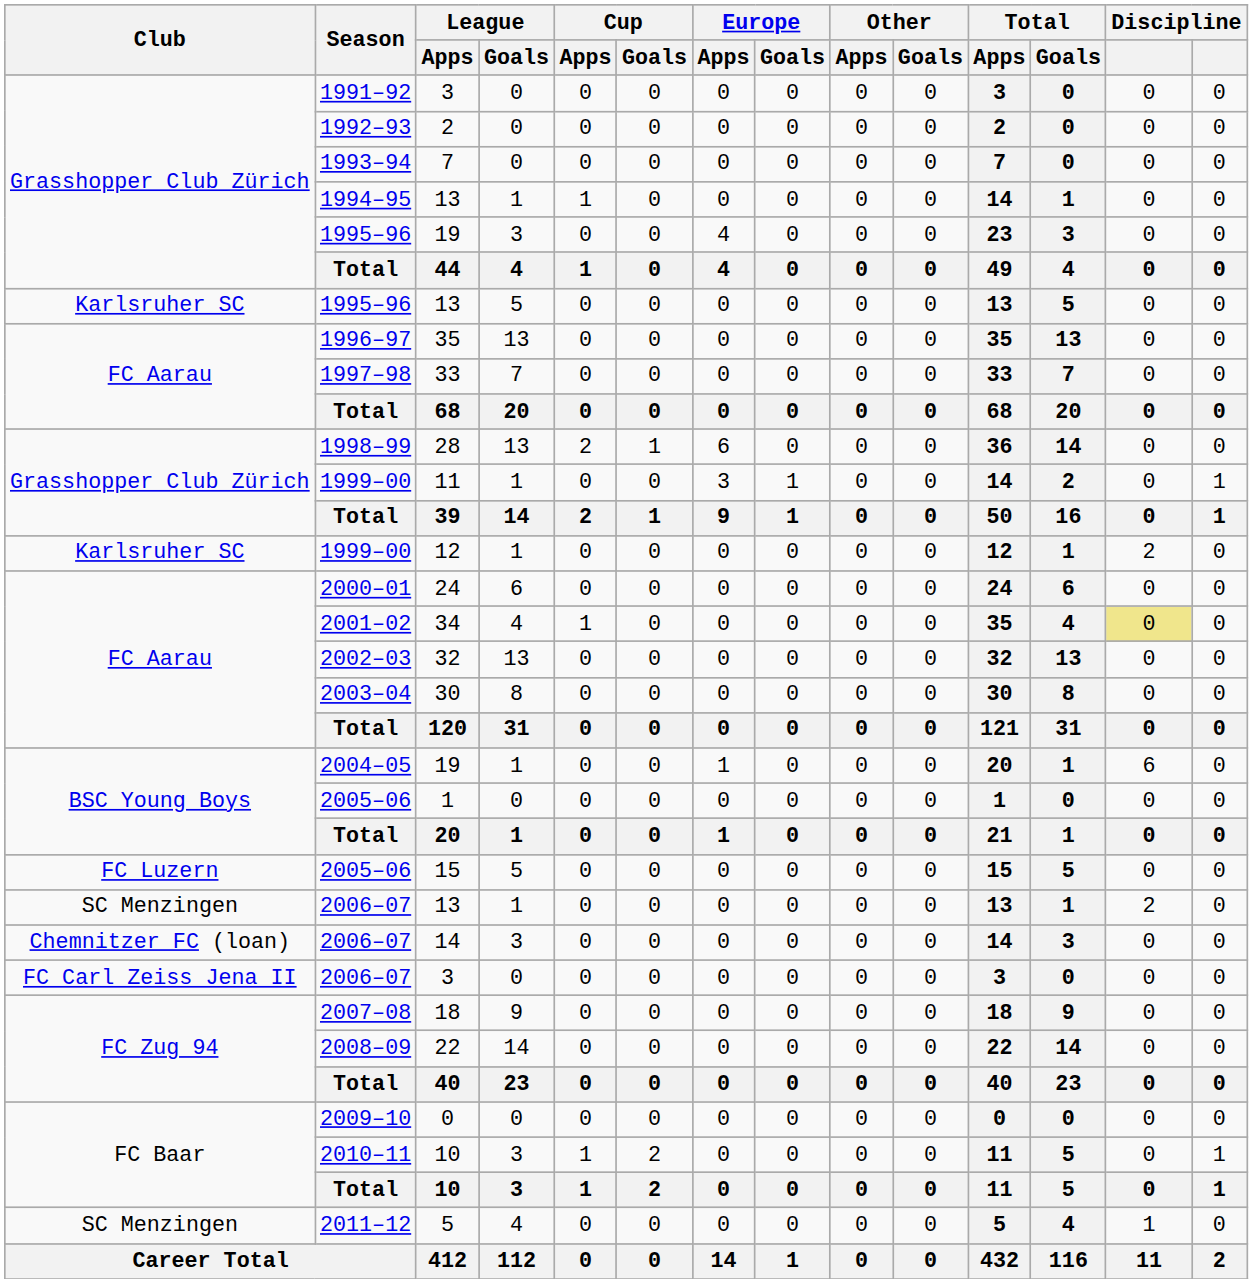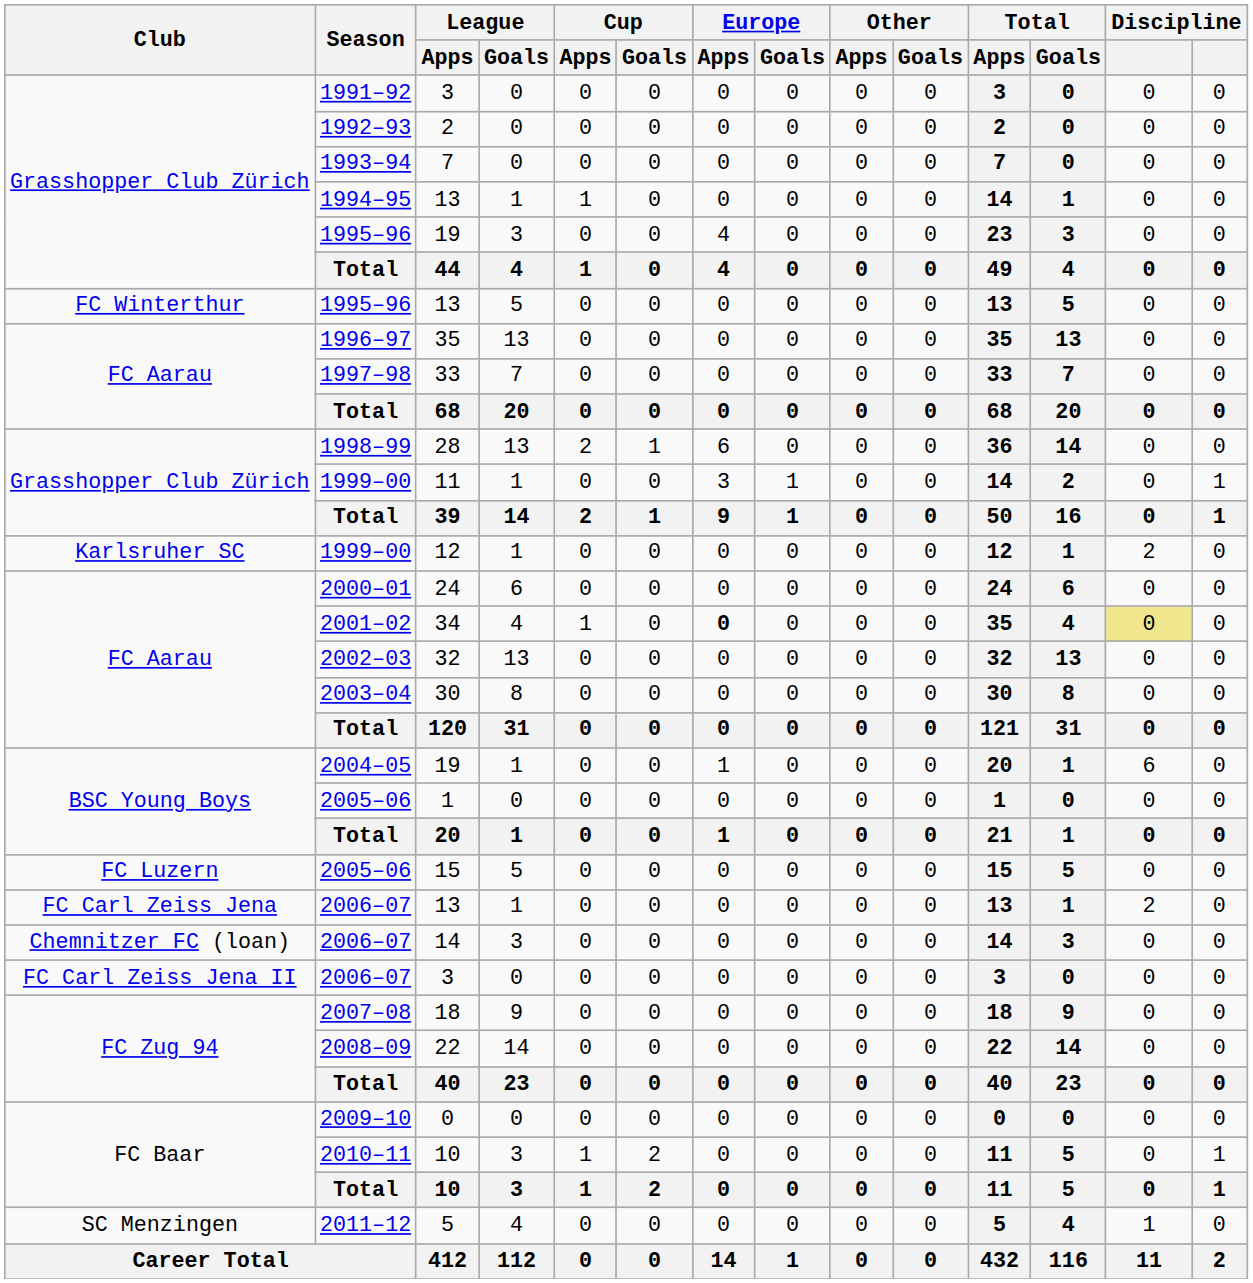(160, 306) Karlsruher SC -> (160, 306) FC Winterthur
(724, 624) normal -> (724, 624) bold
(160, 907) SC Menzingen -> (160, 907) FC Carl Zeiss Jena
